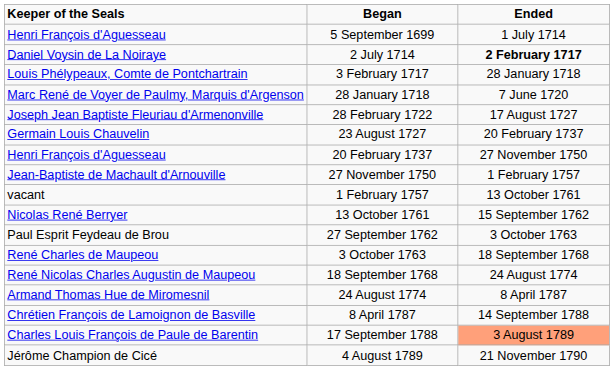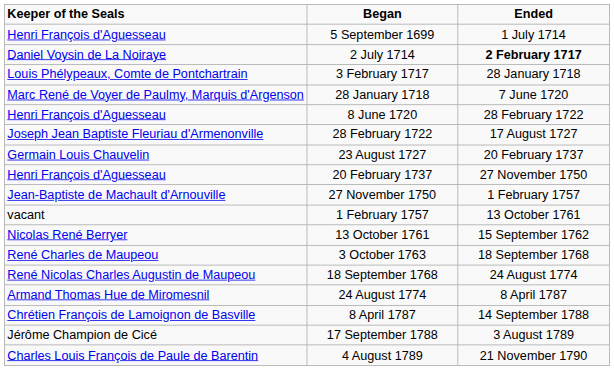+ row: (382, 114)
- row: (382, 235)
(133, 335) Charles Louis François de Paule de Barentin -> (82, 335) Jérôme Champion de Cicé
(534, 335) lightsalmon background -> (534, 335) no background
(82, 355) Jérôme Champion de Cicé -> (133, 355) Charles Louis François de Paule de Barentin
